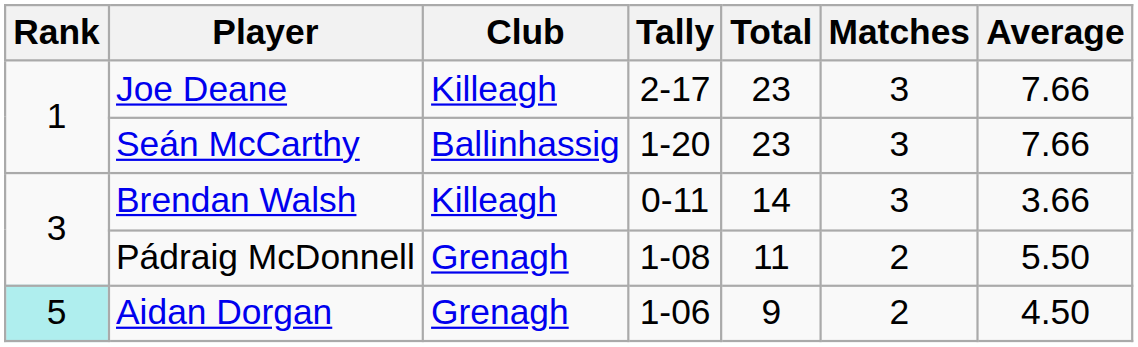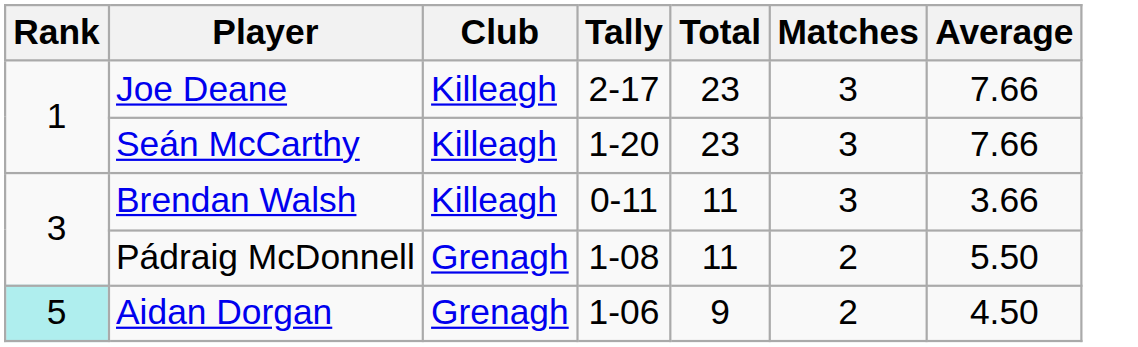(525, 144) Ballinhassig -> (494, 144) Killeagh
(771, 200) 14 -> (720, 200) 11
